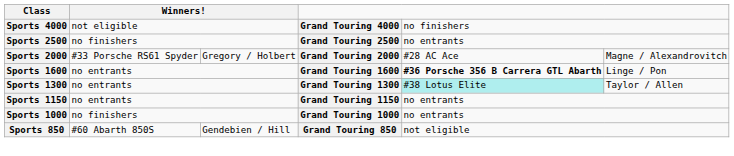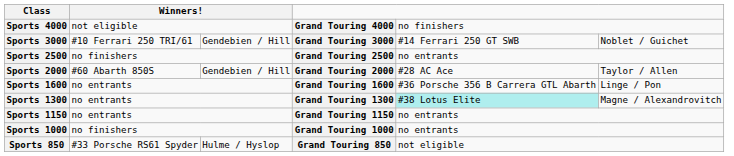+ row: (37, 42)
(135, 56) #33 Porsche RS61 Spyder -> (113, 71) #60 Abarth 850S
(249, 56) Gregory / Holbert -> (246, 71) Gendebien / Hill
(666, 56) Magne / Alexandrovitch -> (639, 71) Taylor / Allen
(503, 71) bold -> (497, 86) normal
(644, 86) Taylor / Allen -> (661, 101) Magne / Alexandrovitch
(113, 130) #60 Abarth 850S -> (135, 145) #33 Porsche RS61 Spyder
(246, 130) Gendebien / Hill -> (241, 145) Hulme / Hyslop
